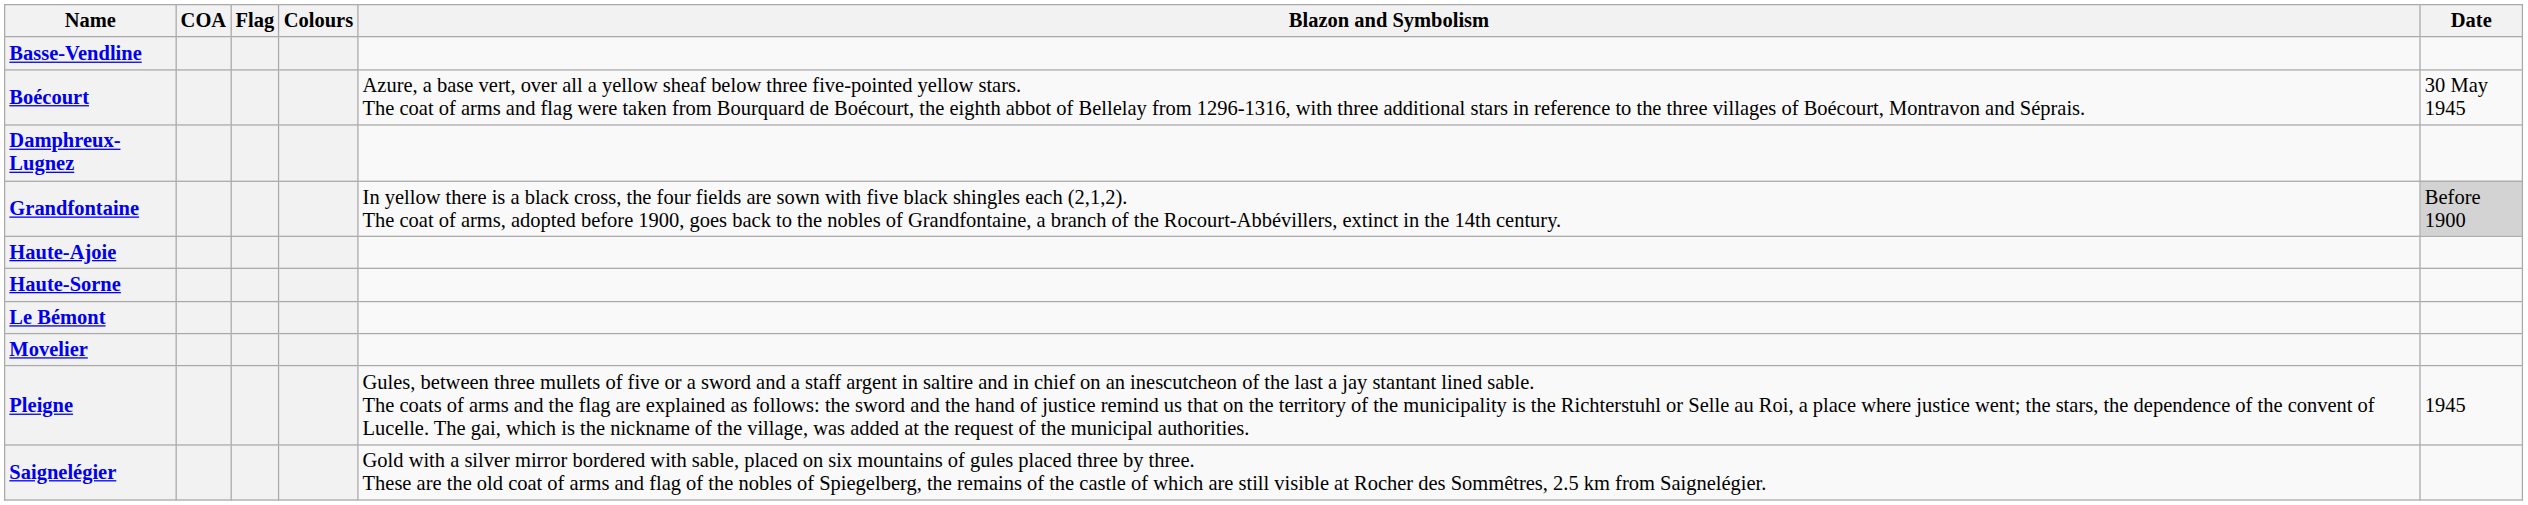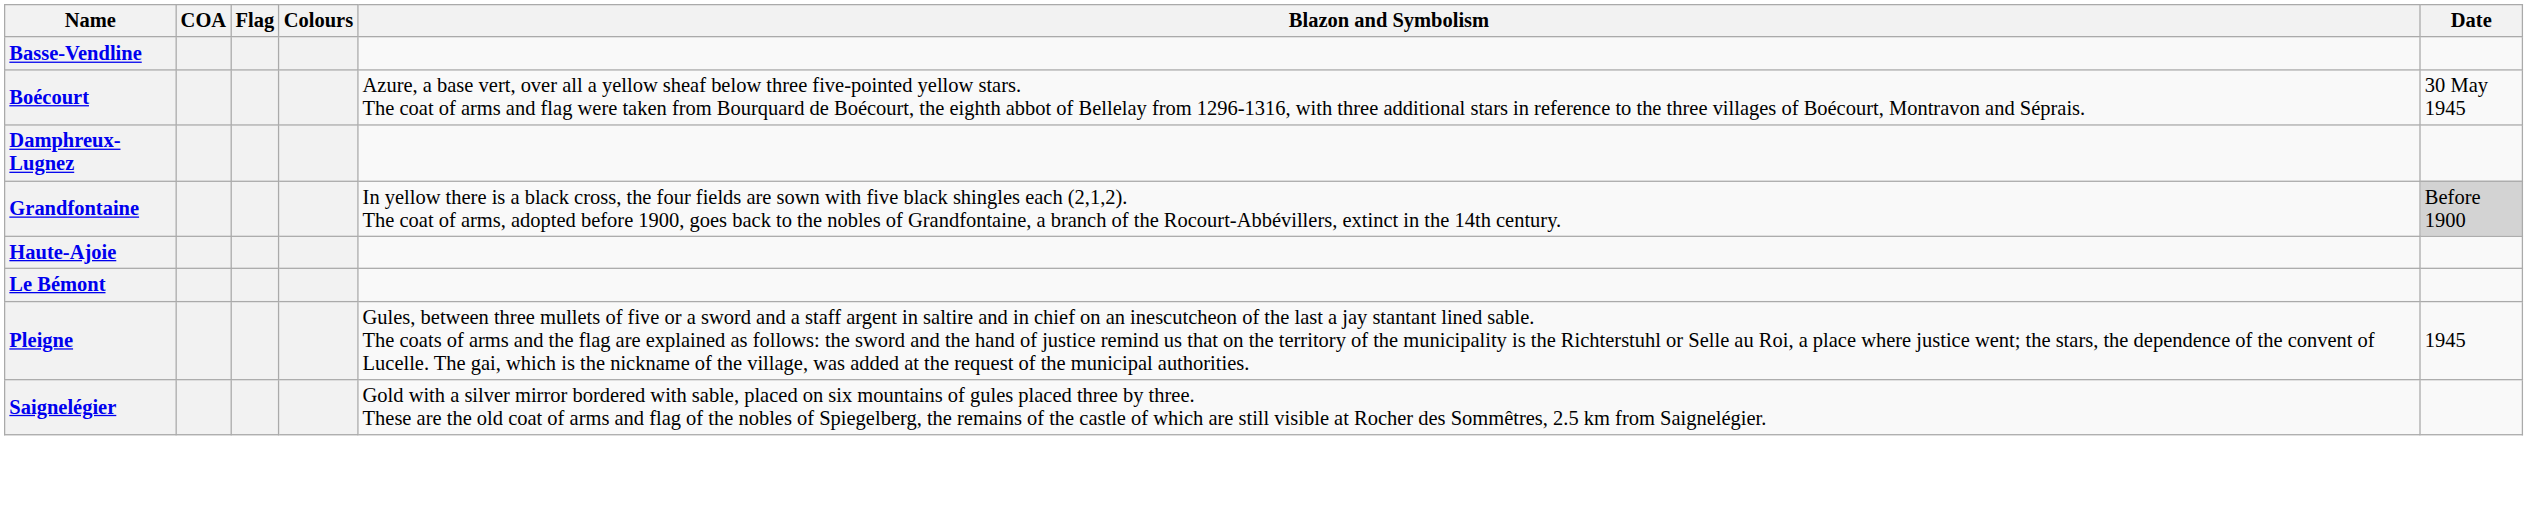- row: (65, 284)
- row: (49, 349)
